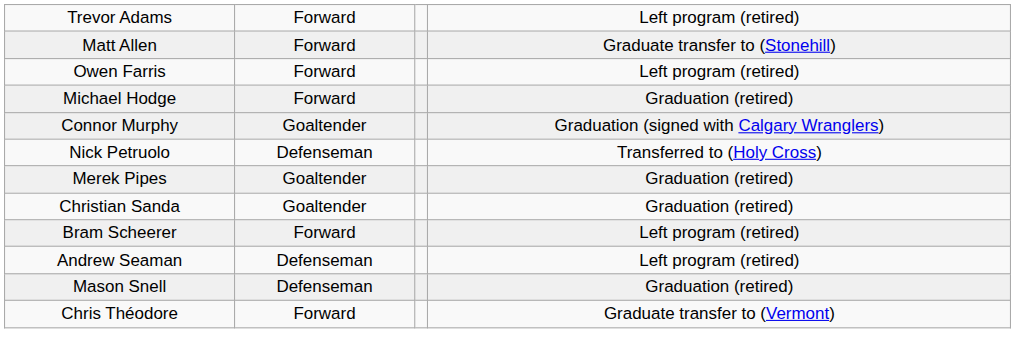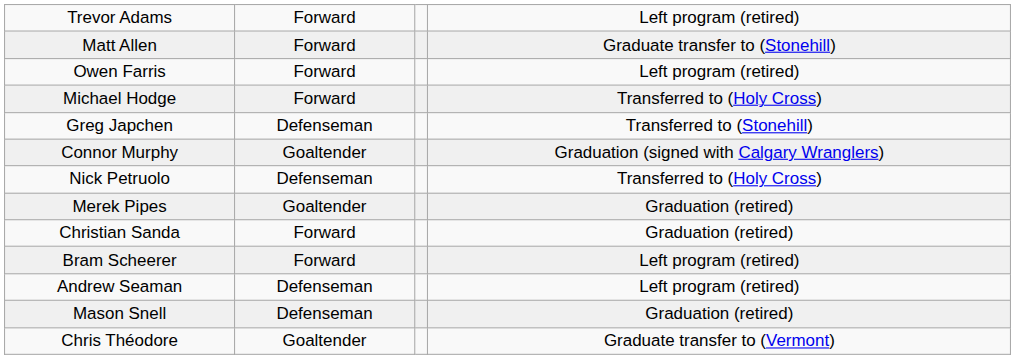(719, 98) Graduation (retired) -> (719, 98) Transferred to (Holy Cross)
+ row: (120, 125)
(325, 206) Goaltender -> (325, 233) Forward
(325, 313) Forward -> (325, 340) Goaltender
